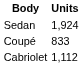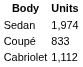(65, 25) 1,924 -> (65, 25) 1,974
